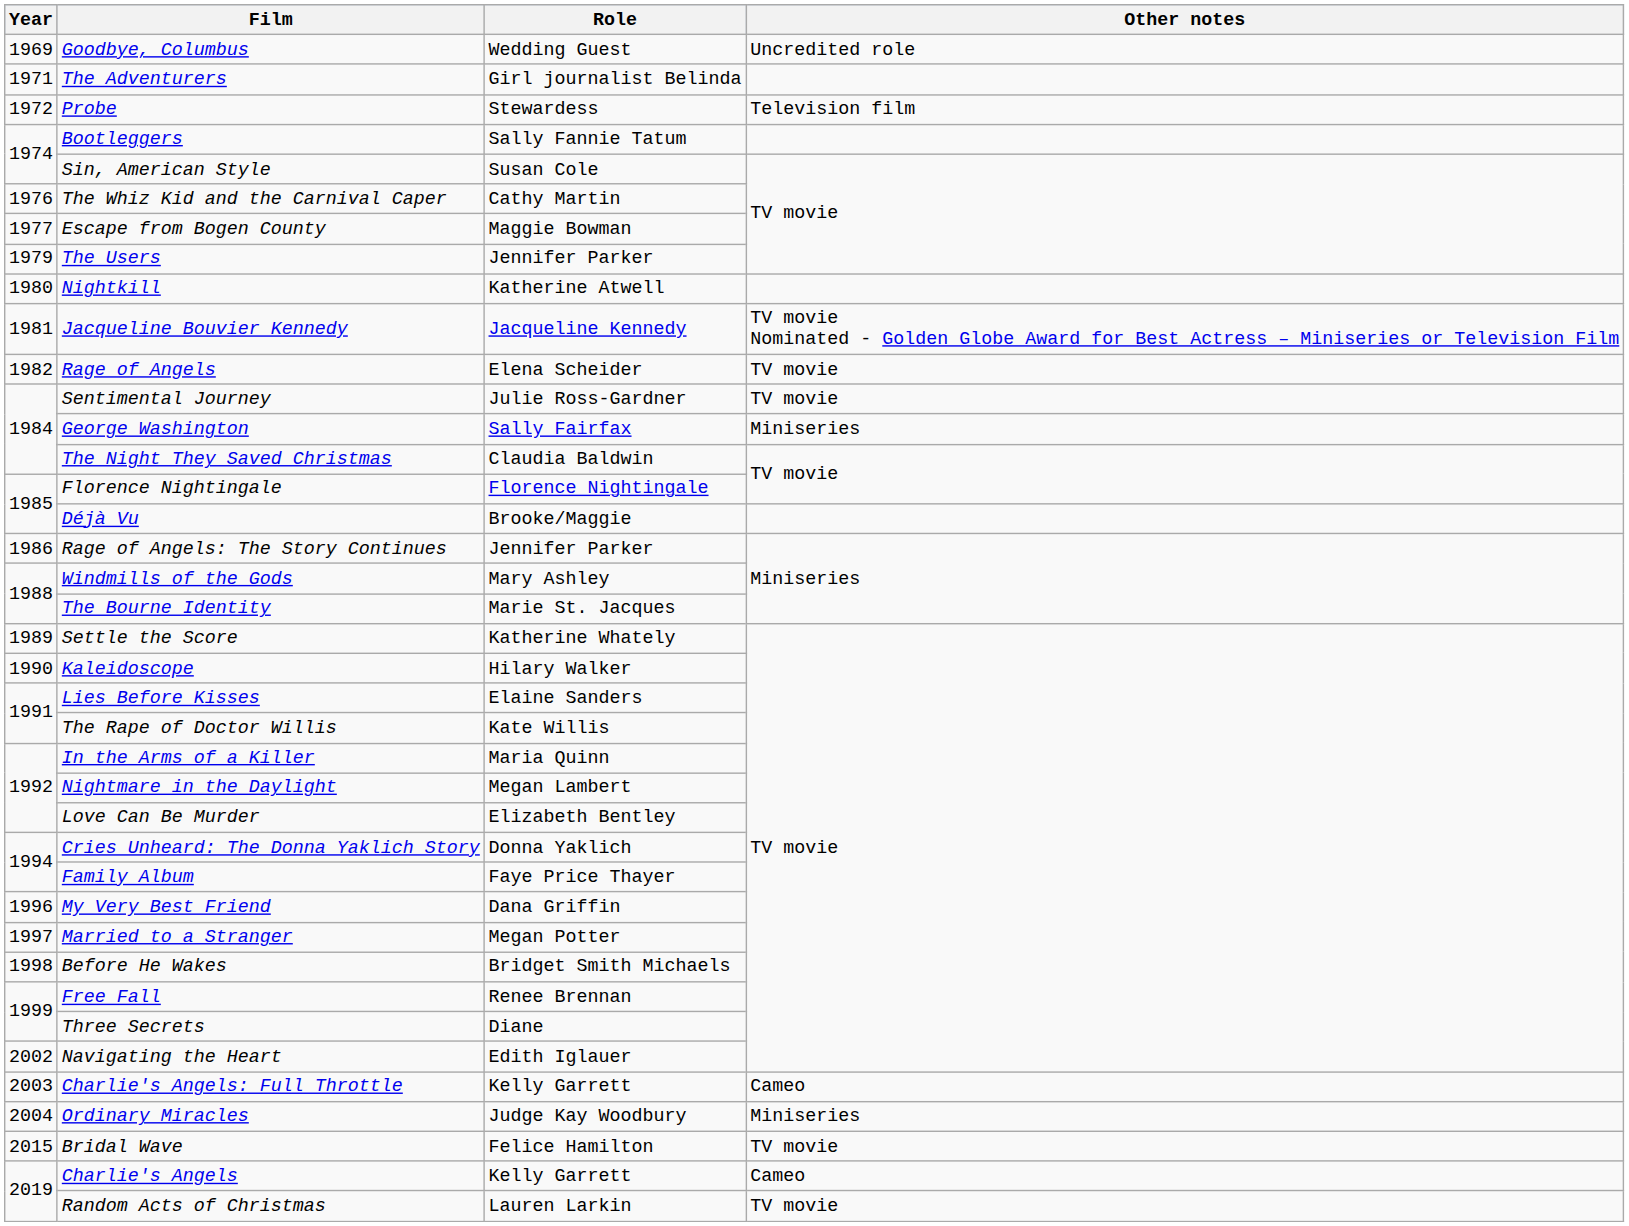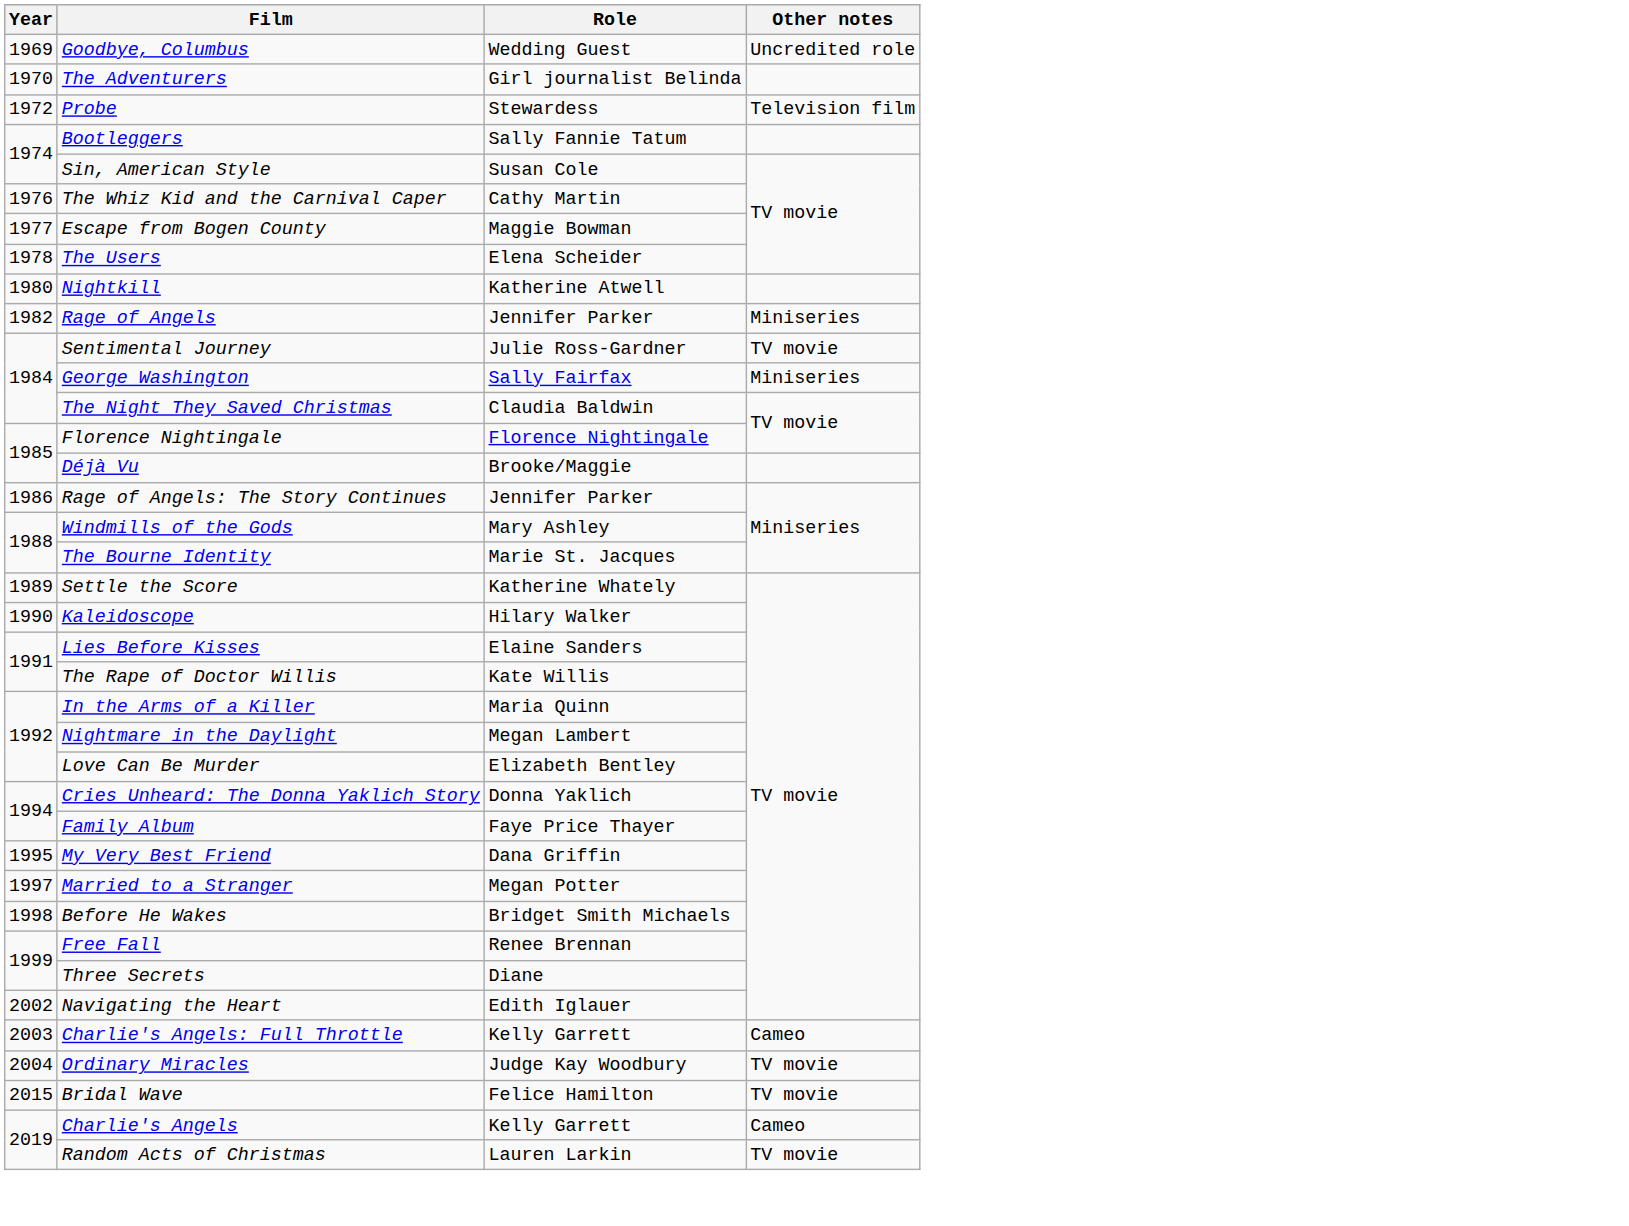(31, 79) 1971 -> (31, 79) 1970
(31, 259) 1979 -> (31, 259) 1978
(571, 259) Jennifer Parker -> (566, 259) Elena Scheider
- row: (205, 329)
(566, 369) Elena Scheider -> (571, 318) Jennifer Parker
(794, 369) TV movie -> (805, 318) Miniseries
(31, 907) 1996 -> (31, 856) 1995
(805, 1116) Miniseries -> (794, 1065) TV movie
